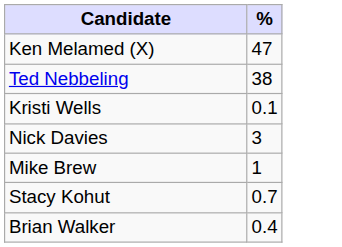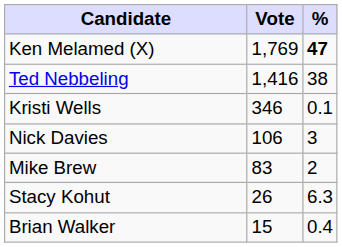+ column: (275, 19)
(262, 49) normal -> (317, 49) bold
(257, 167) 1 -> (312, 167) 2
(265, 197) 0.7 -> (320, 197) 6.3
